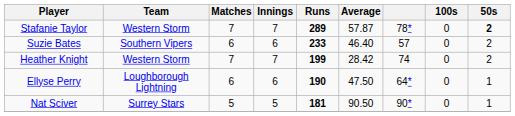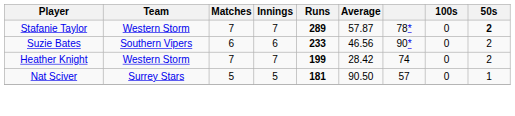(361, 44) 46.40 -> (361, 44) 46.56
(404, 44) 57 -> (404, 44) 90*
- row: (54, 82)
(404, 103) 90* -> (404, 76) 57
